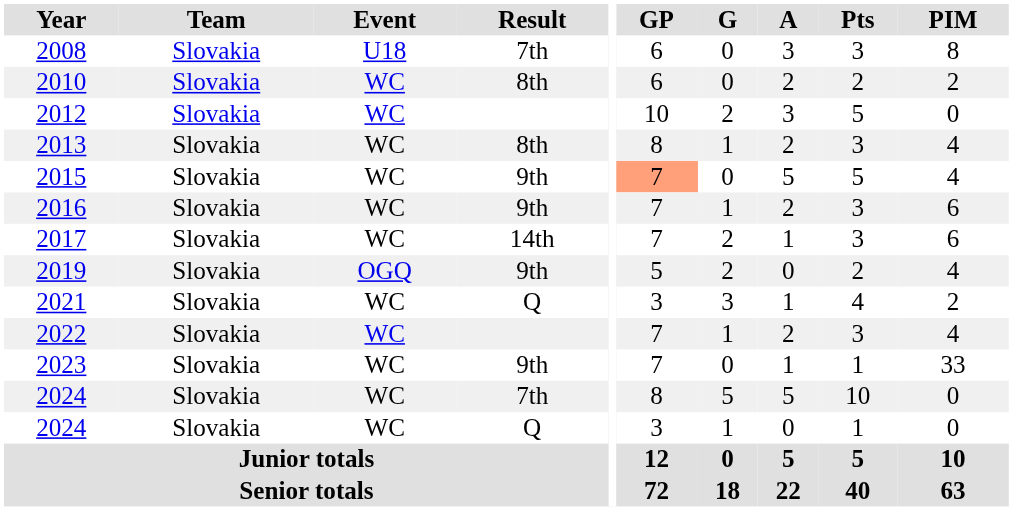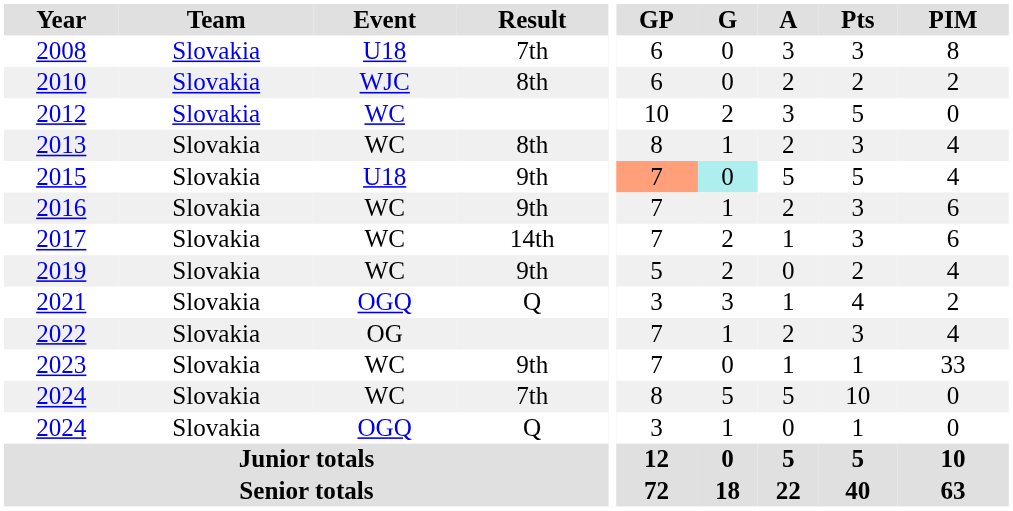(385, 82) WC -> (385, 82) WJC
(385, 176) WC -> (385, 176) U18
(728, 176) no background -> (728, 176) paleturquoise background
(385, 270) OGQ -> (385, 270) WC
(385, 302) WC -> (385, 302) OGQ
(385, 333) WC -> (385, 333) OG
(385, 427) WC -> (385, 427) OGQ
